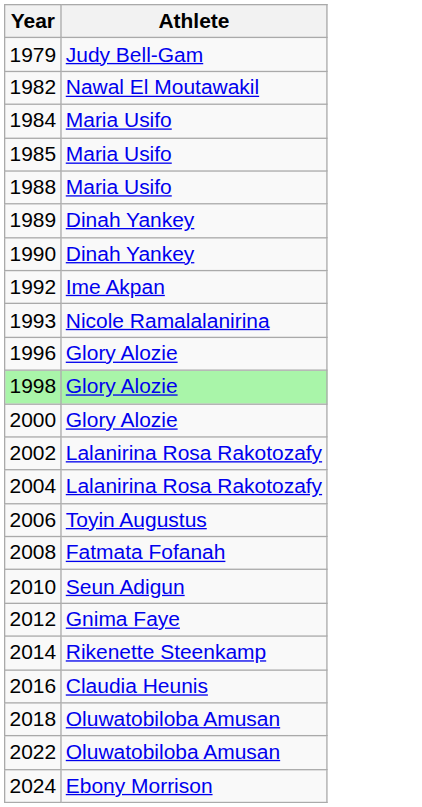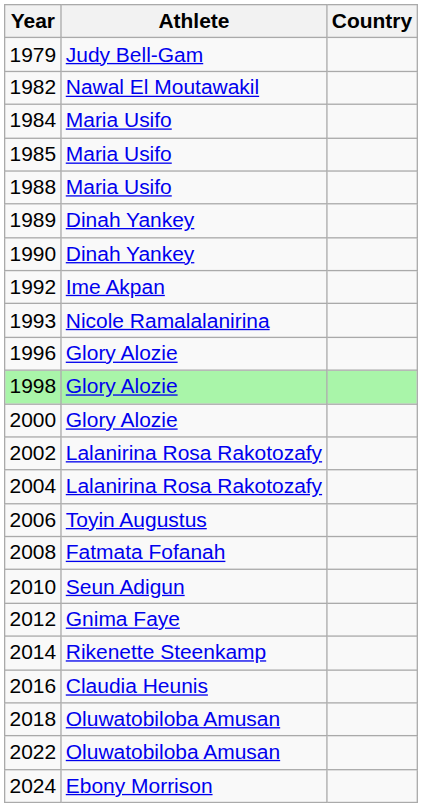+ column: (372, 21)
